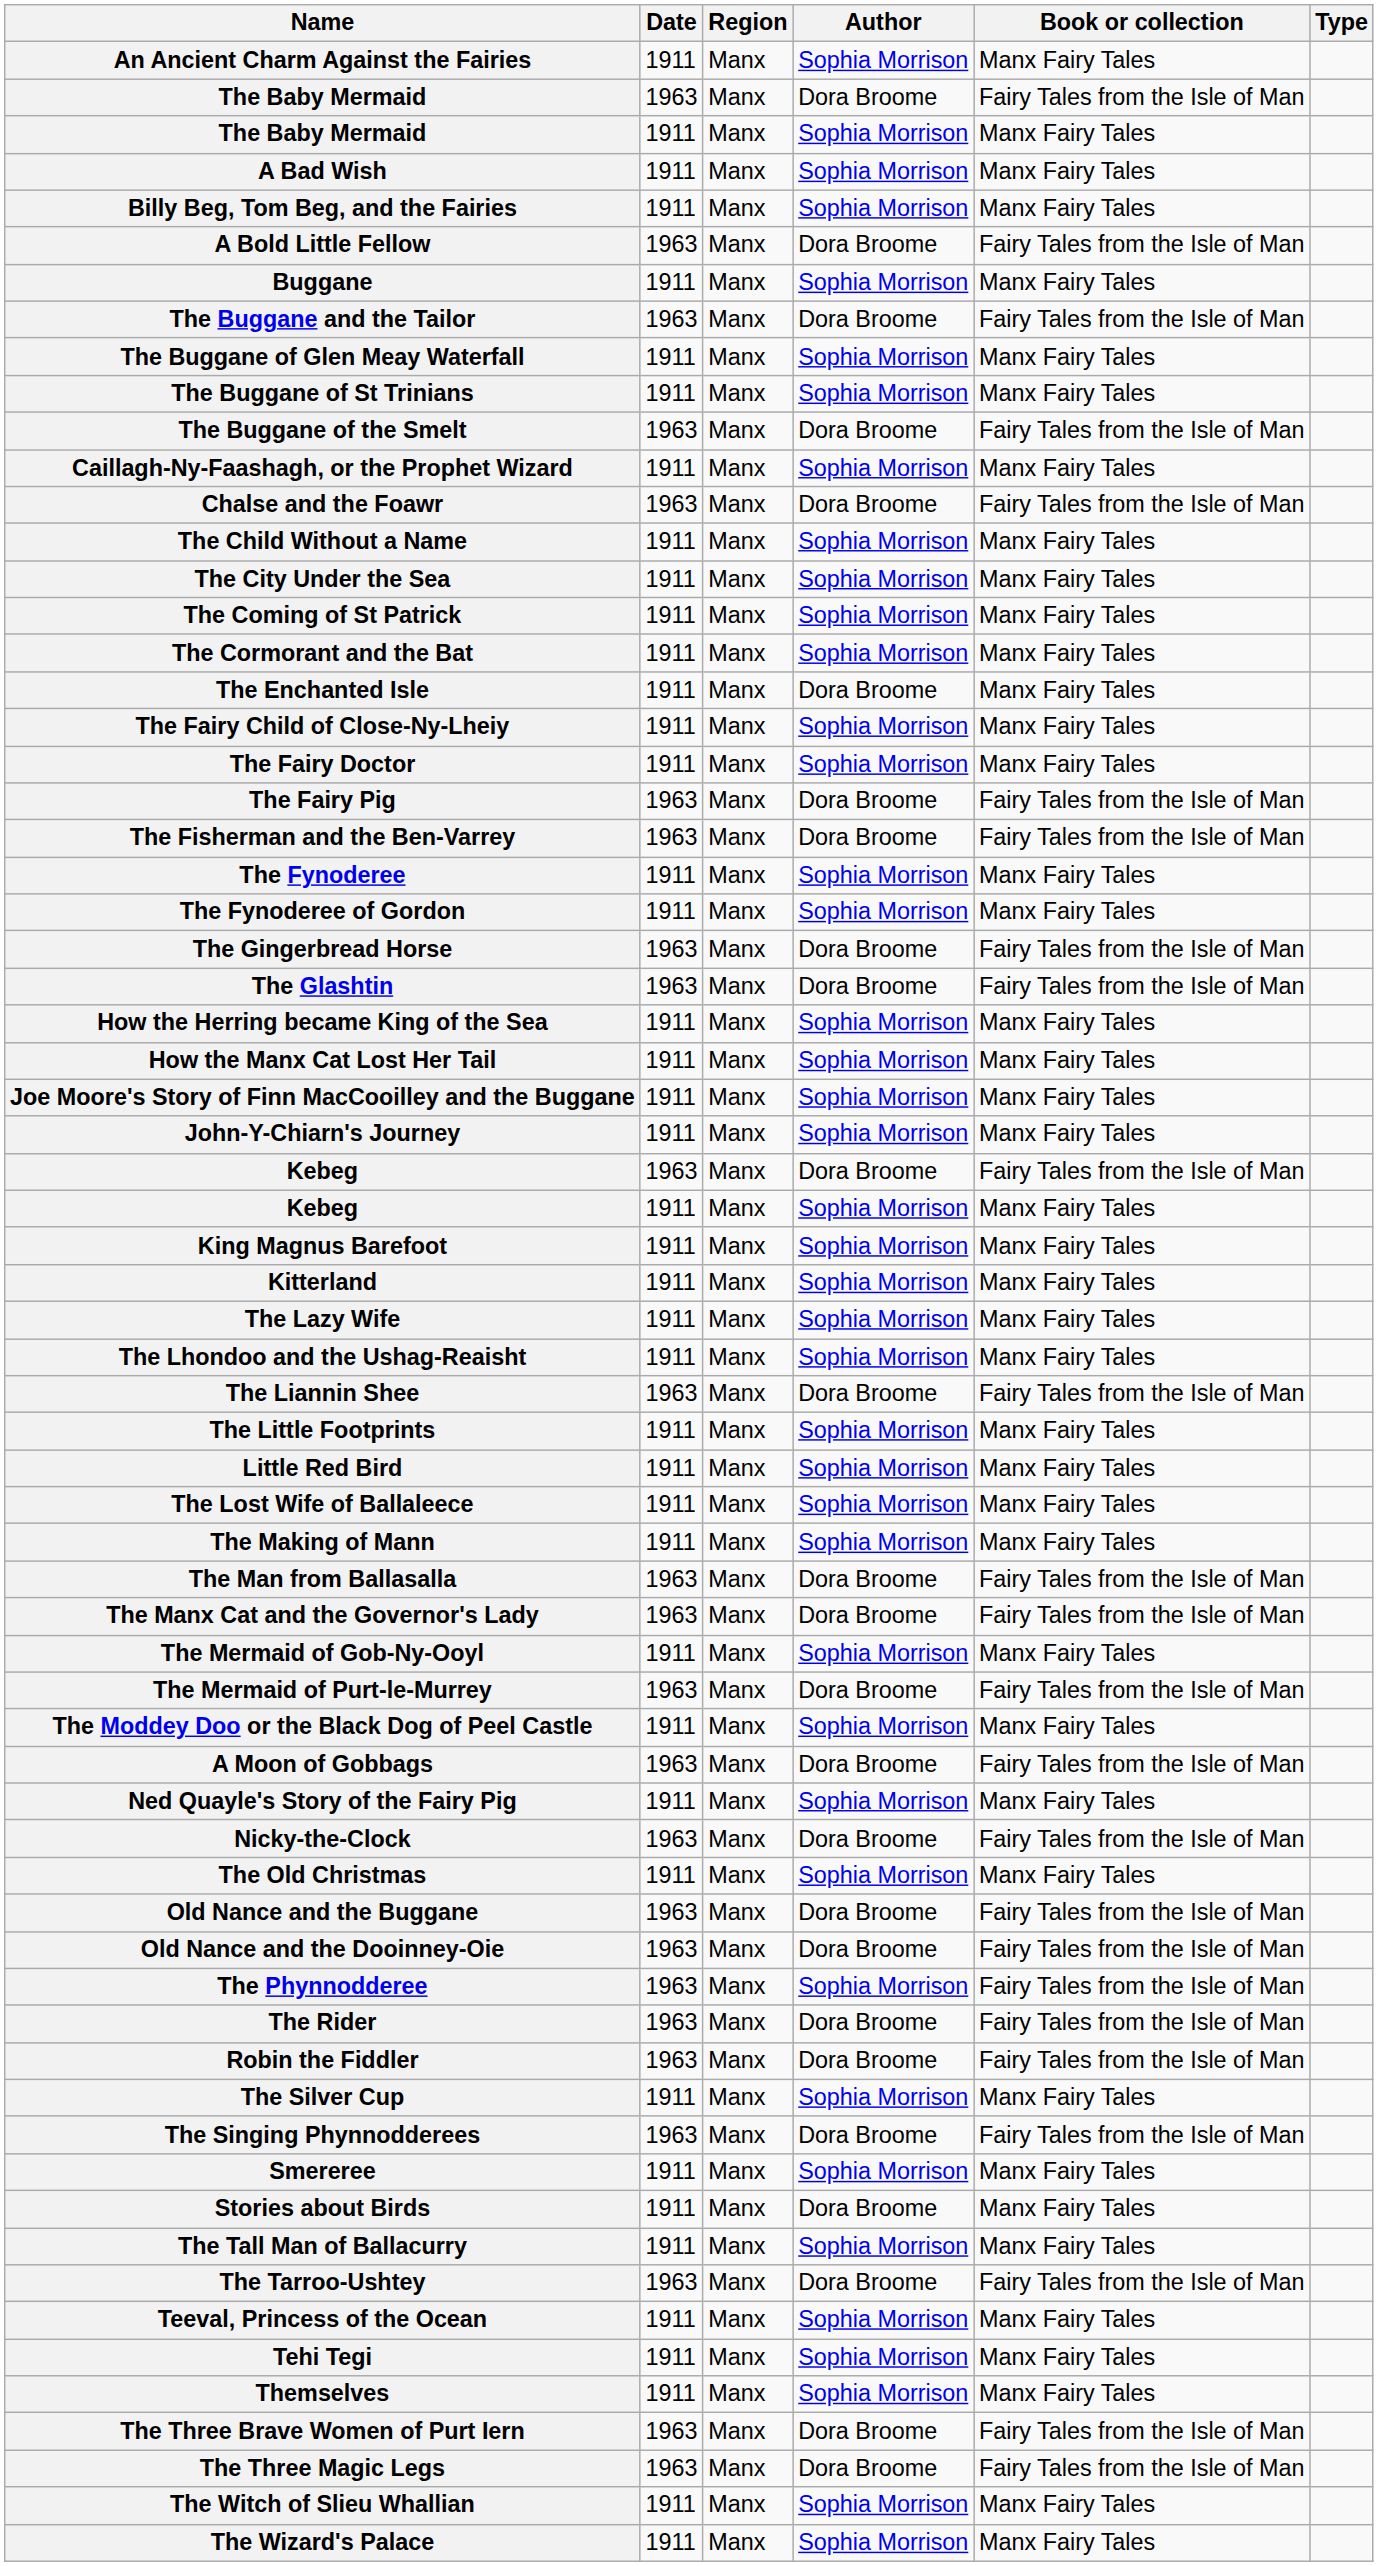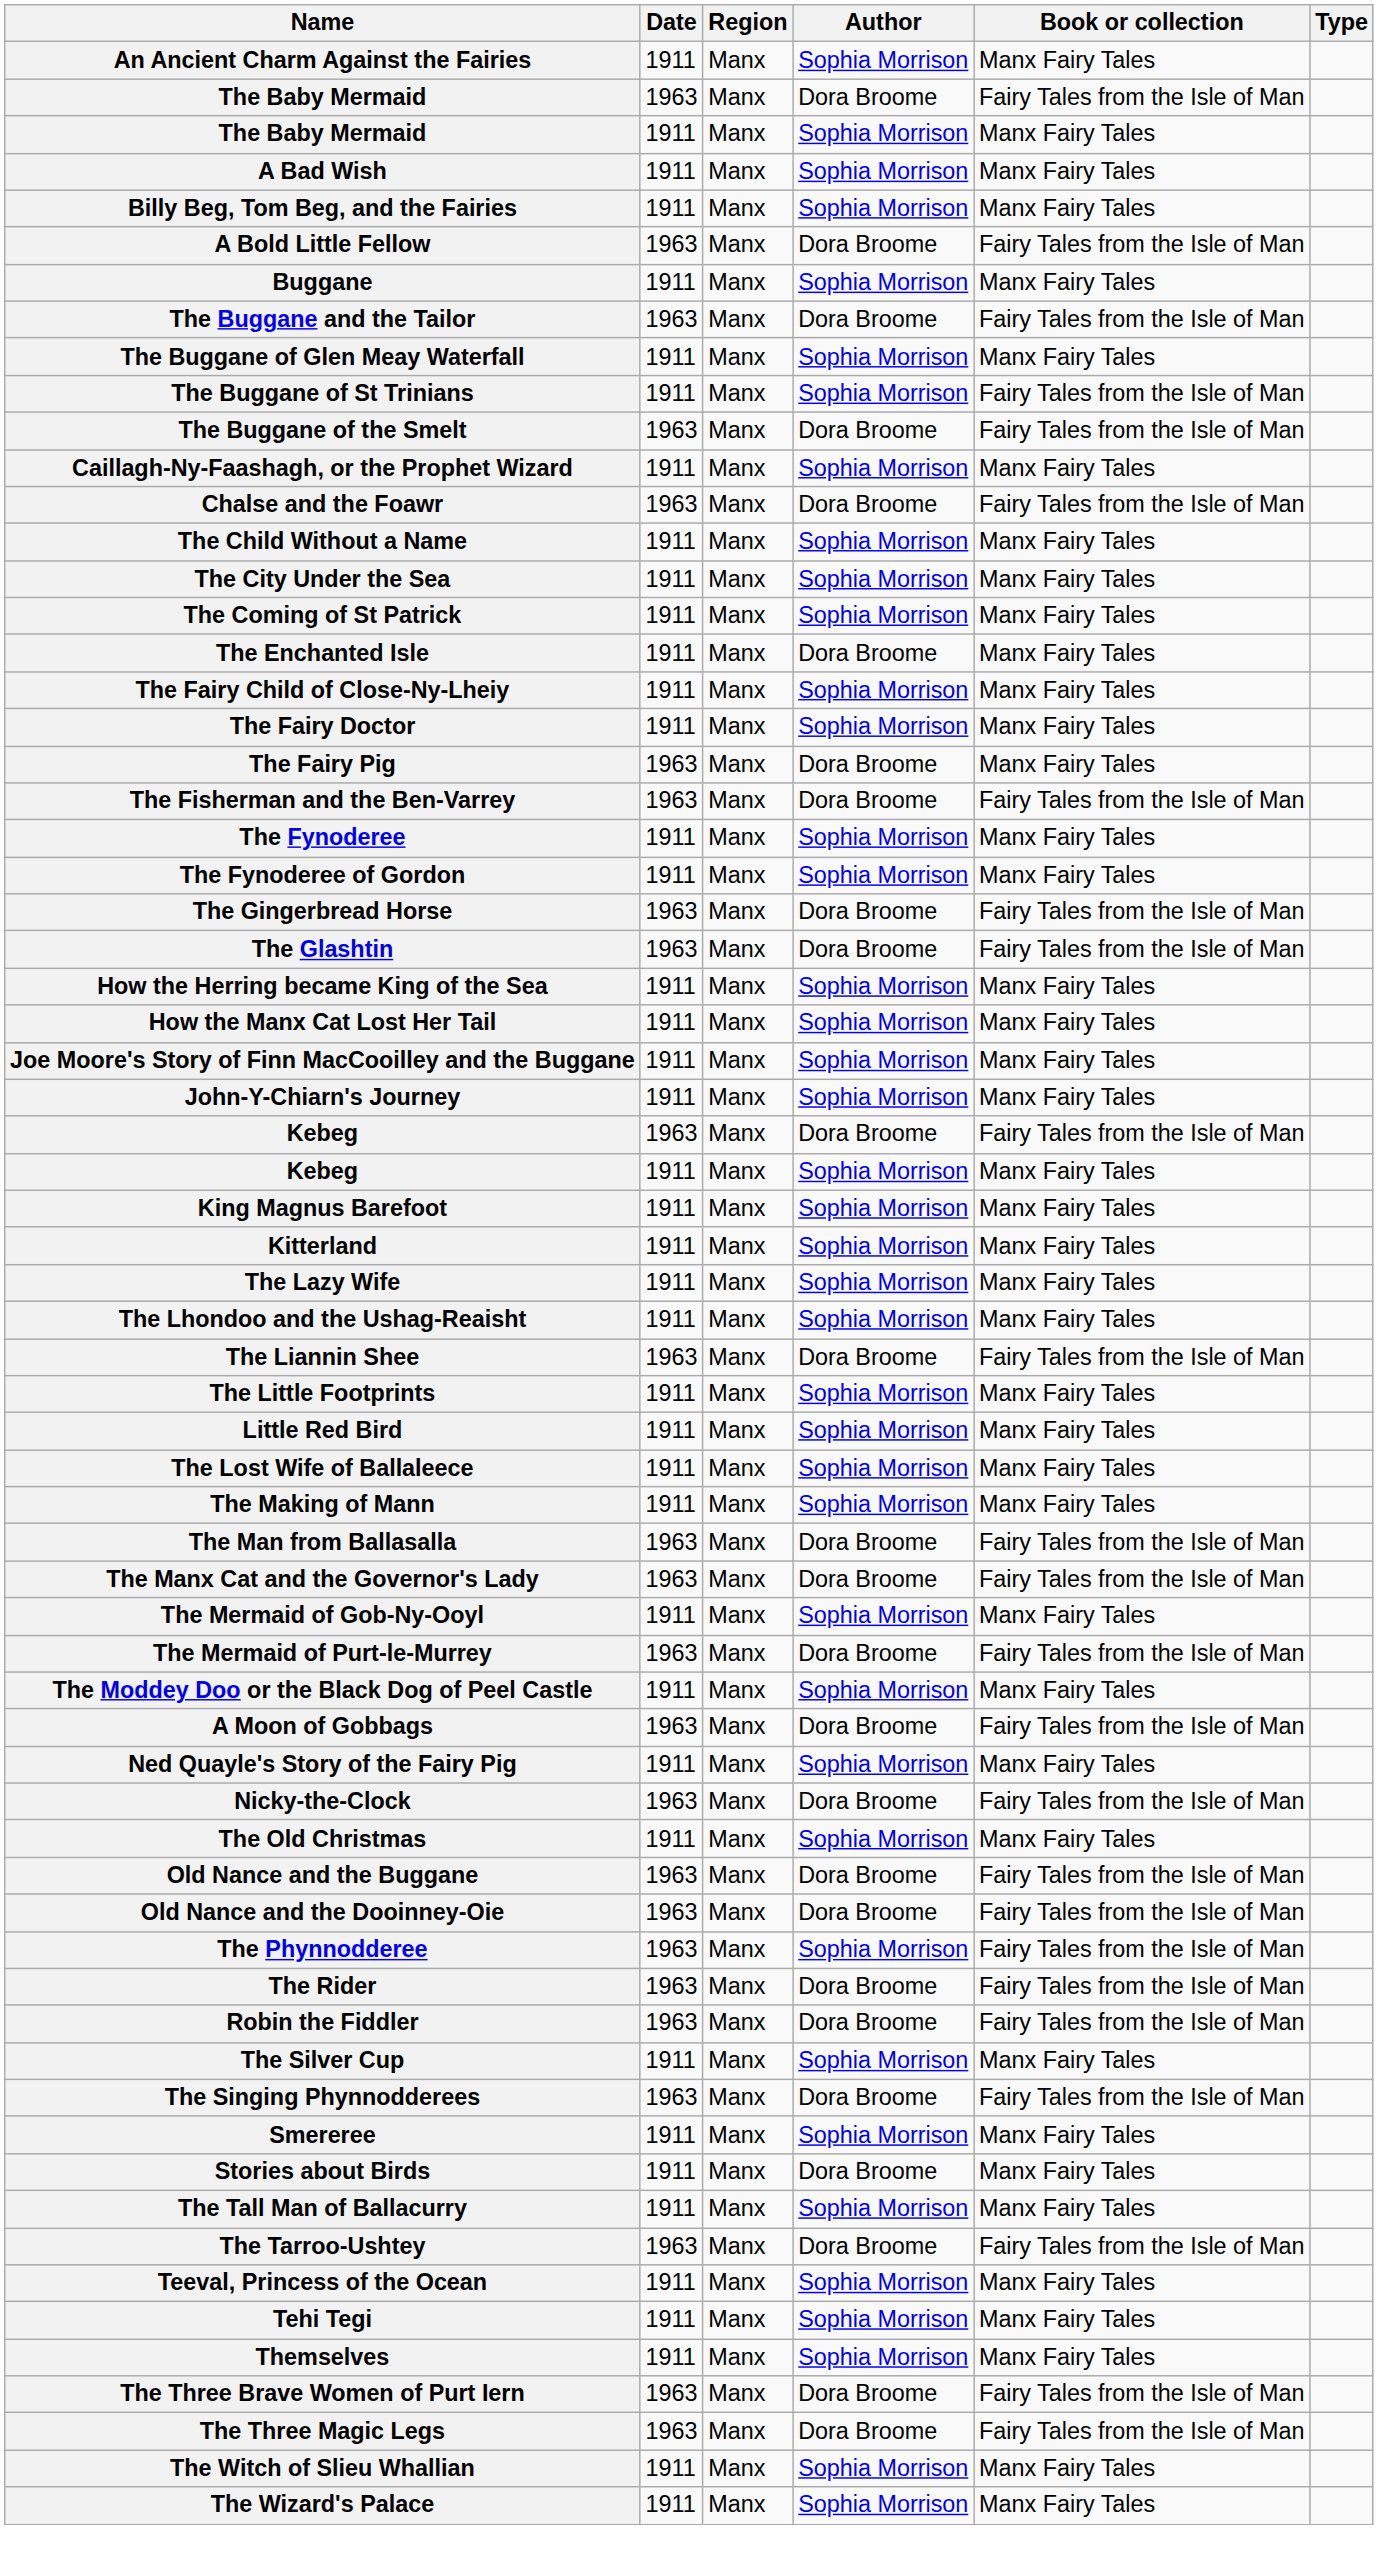(1067, 393) Manx Fairy Tales -> (1142, 393) Fairy Tales from the Isle of Man
- row: (322, 652)
(1142, 801) Fairy Tales from the Isle of Man -> (1067, 763) Manx Fairy Tales
